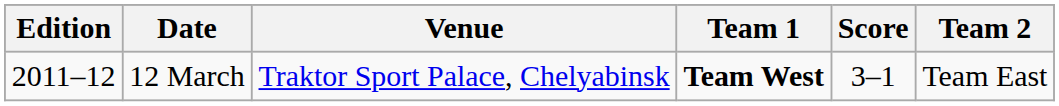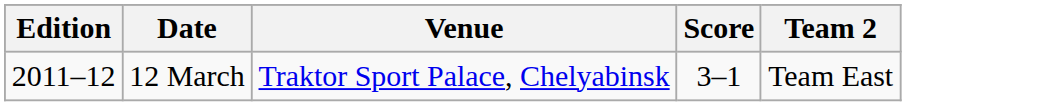- column: (754, 28)
